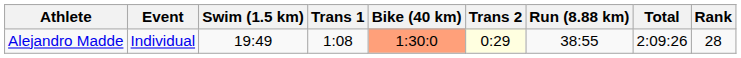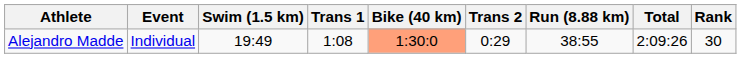(495, 41) lightyellow background -> (495, 41) no background
(713, 41) 28 -> (713, 41) 30
